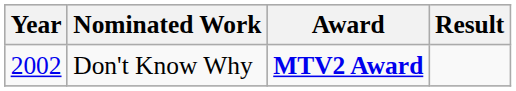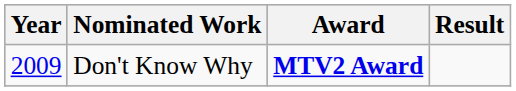(36, 65) 2002 -> (36, 65) 2009
